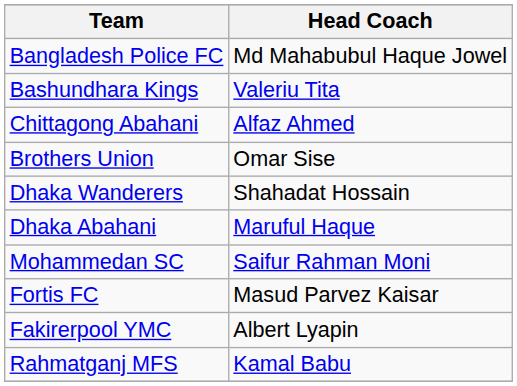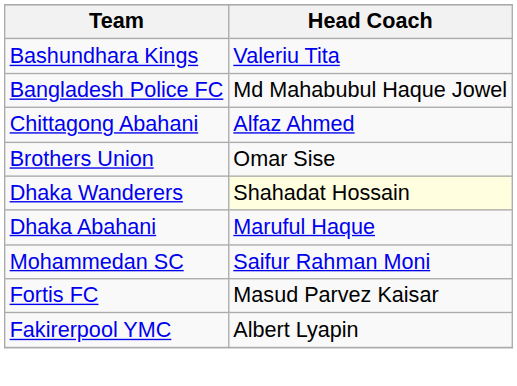rows swapped: (104, 90) <-> (117, 55)
(322, 192) no background -> (322, 192) lightyellow background
- row: (94, 364)
